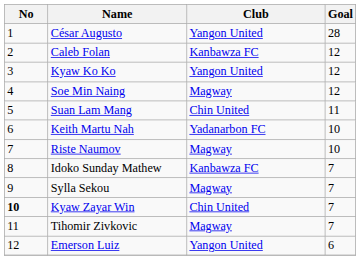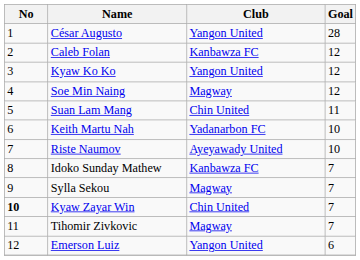(211, 149) Magway -> (236, 149) Ayeyawady United
